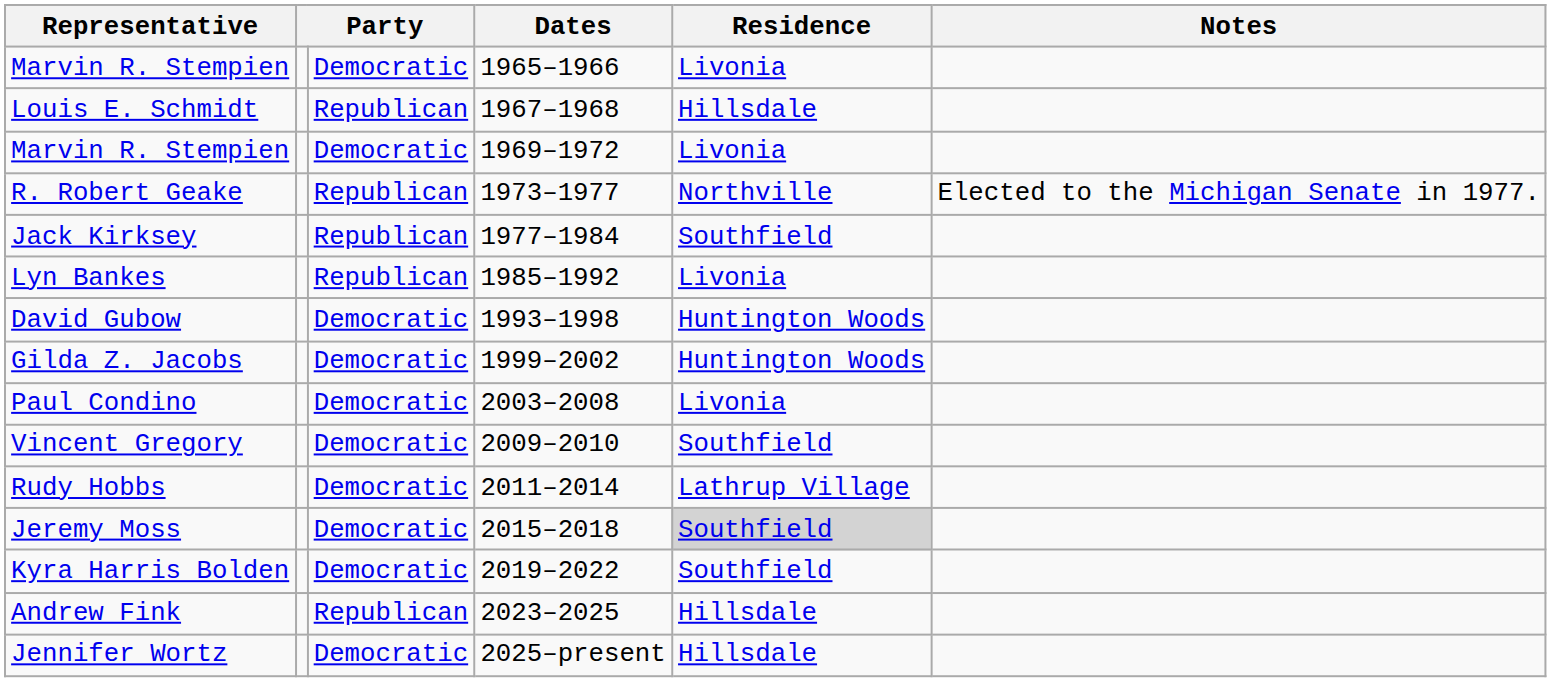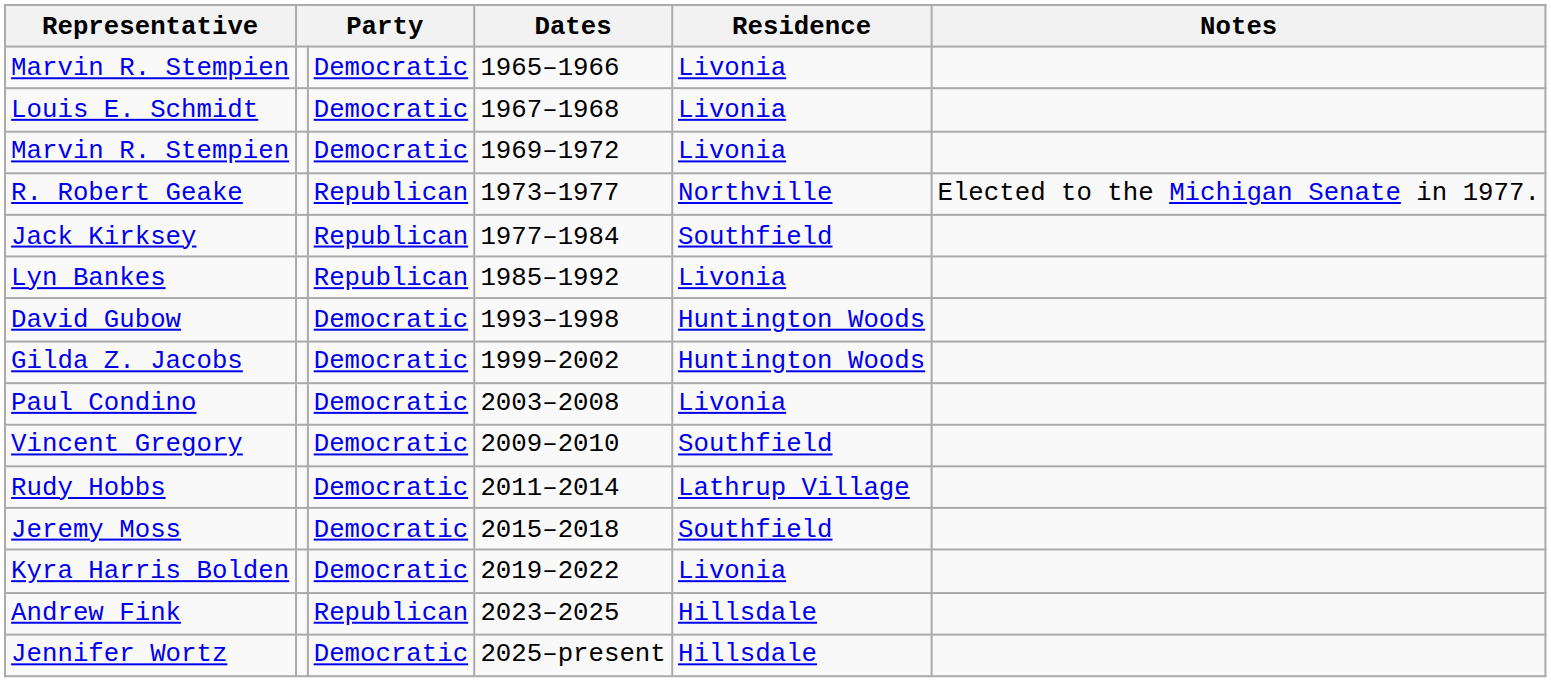(391, 110) Republican -> (391, 110) Democratic
(748, 110) Hillsdale -> (732, 110) Livonia
(755, 529) lightgrey background -> (755, 529) no background
(755, 571) Southfield -> (732, 571) Livonia
